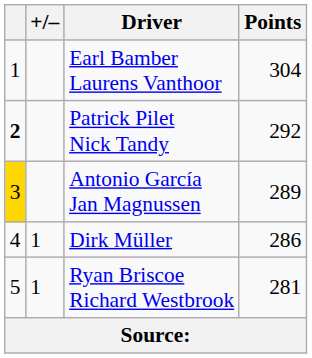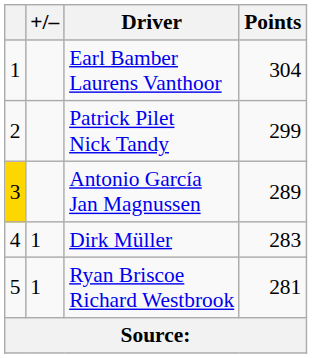(15, 131) bold -> (15, 131) normal
(285, 131) 292 -> (285, 131) 299
(285, 239) 286 -> (285, 239) 283
